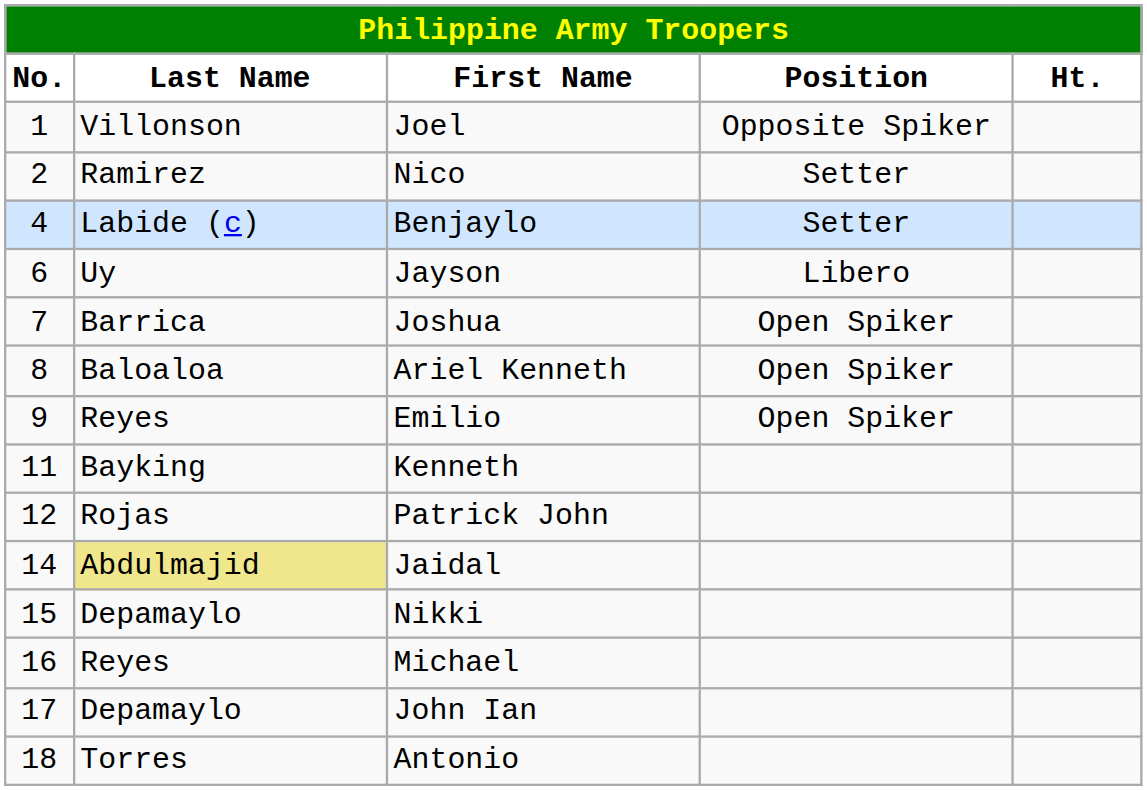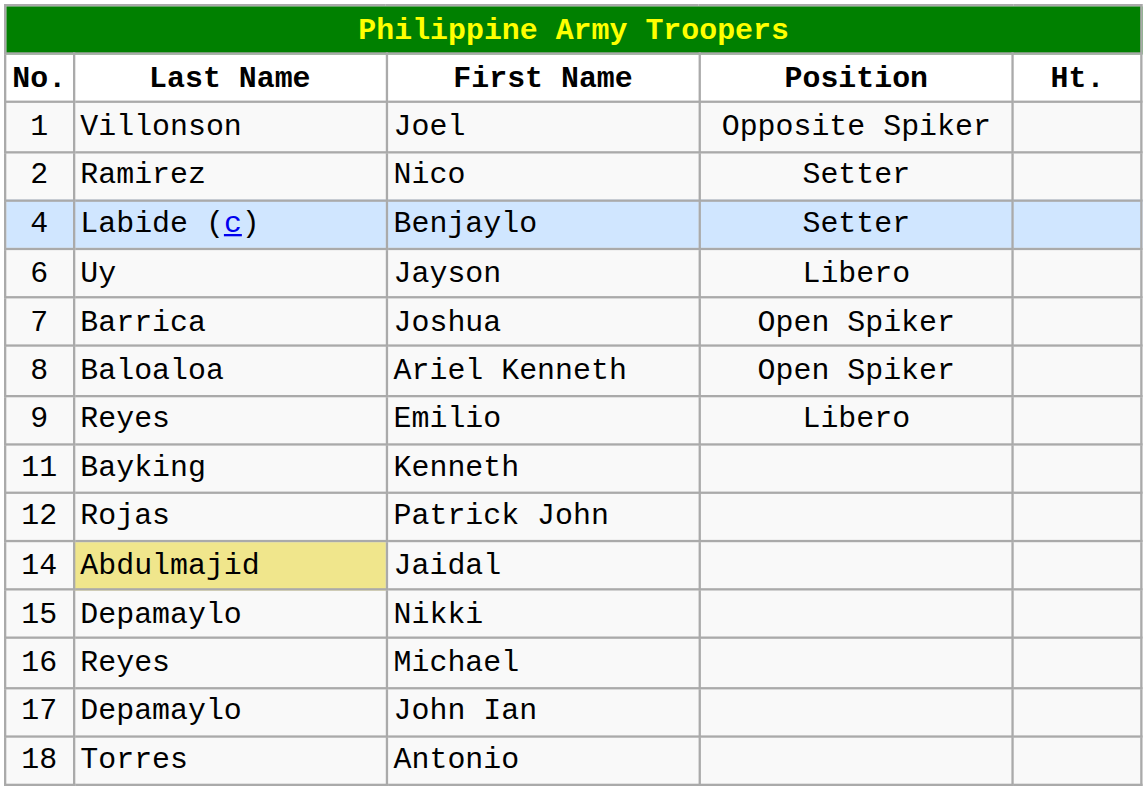(856, 419) Open Spiker -> (856, 419) Libero
